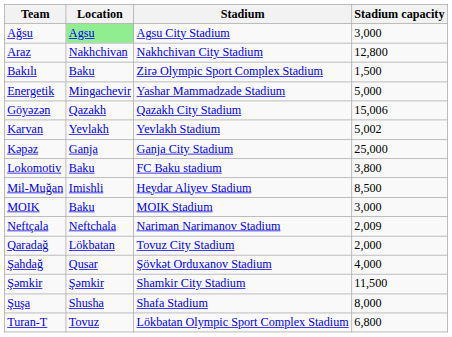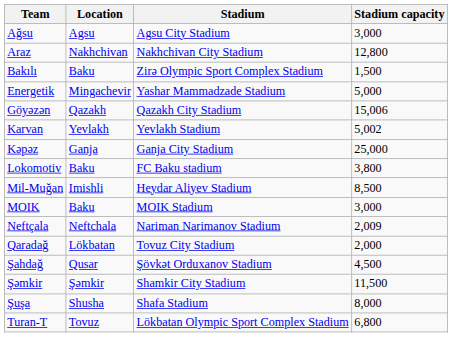(82, 33) lightgreen background -> (82, 33) no background
(368, 264) 4,000 -> (368, 264) 4,500
